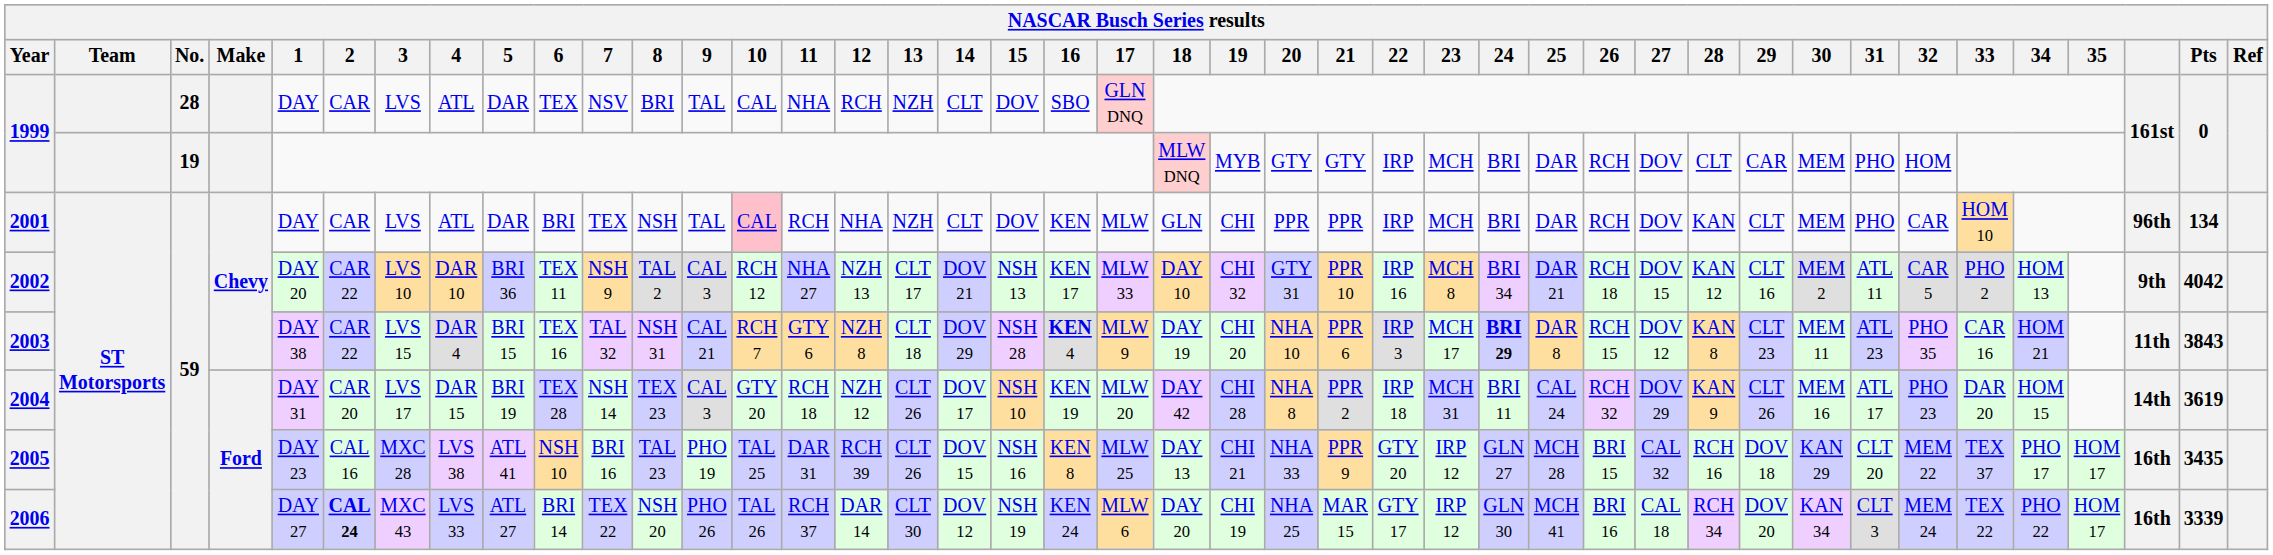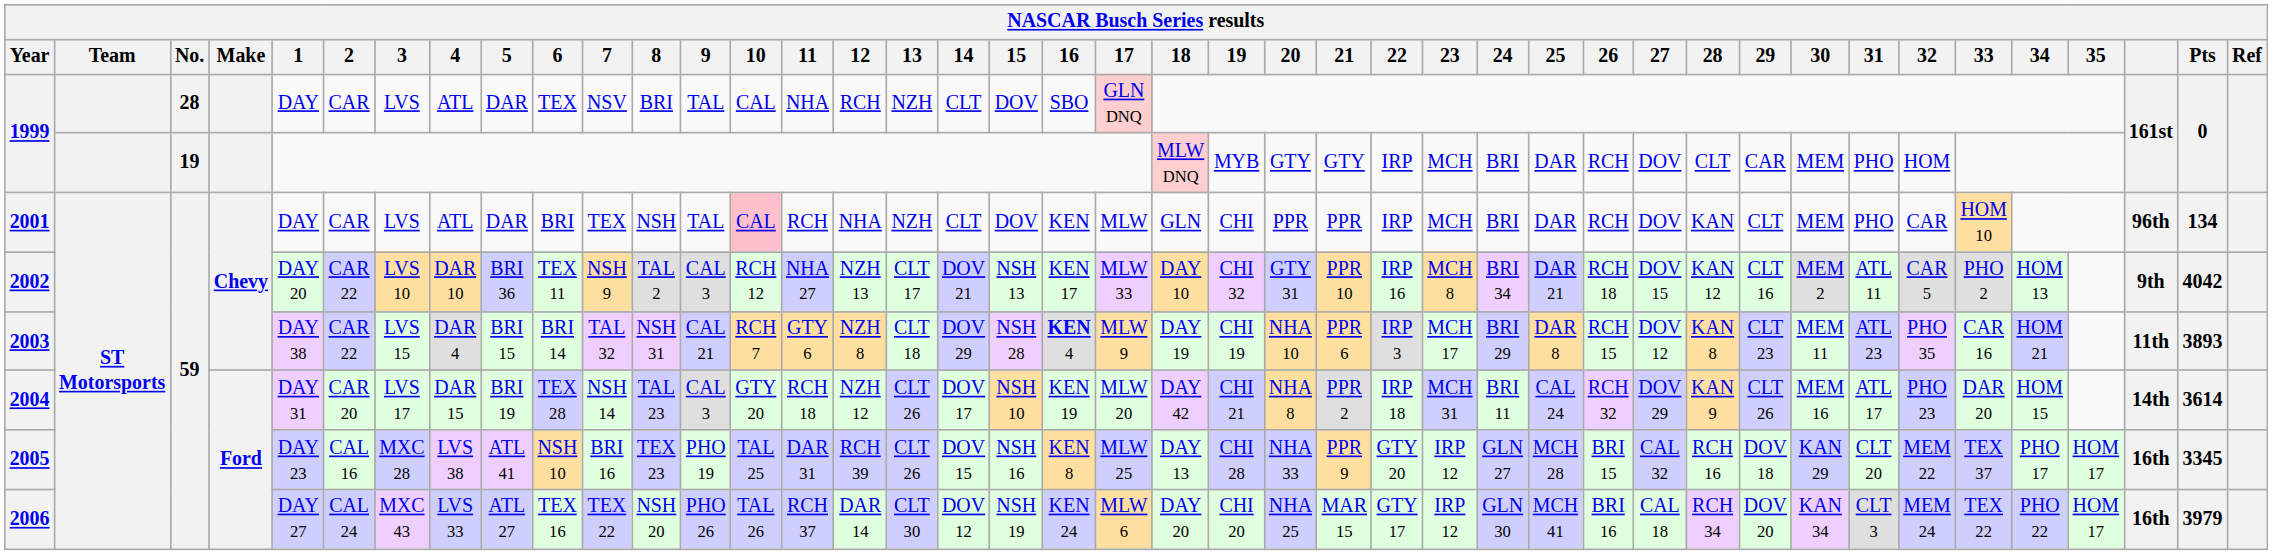(559, 339) TEX 16 -> (557, 339) BRI 14
(1238, 339) CHI 20 -> (1237, 339) CHI 19
(1504, 340) bold -> (1503, 339) normal
(2204, 340) 3843 -> (2202, 340) 3893
(657, 399) TEX 23 -> (656, 399) TAL 23
(1238, 399) CHI 28 -> (1237, 399) CHI 21
(2204, 400) 3619 -> (2202, 400) 3614
(657, 458) TAL 23 -> (656, 458) TEX 23
(1238, 458) CHI 21 -> (1237, 458) CHI 28
(2204, 459) 3435 -> (2202, 459) 3345
(350, 518) bold -> (349, 518) normal
(559, 518) BRI 14 -> (557, 518) TEX 16
(1238, 518) CHI 19 -> (1237, 518) CHI 20
(2204, 518) 3339 -> (2202, 518) 3979
